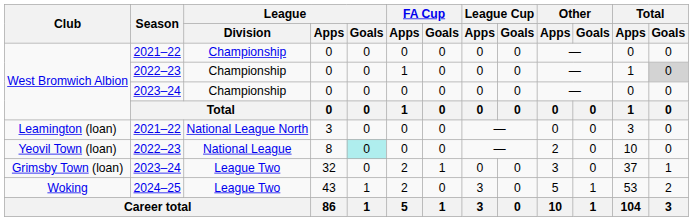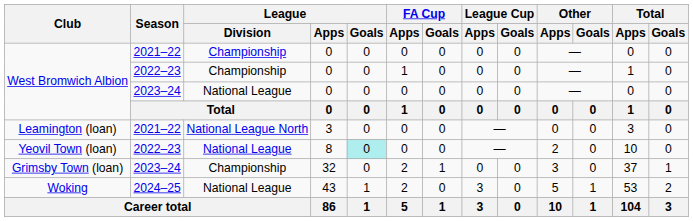(668, 71) lightgrey background -> (668, 71) no background
(247, 91) Championship -> (247, 91) National League
(247, 168) League Two -> (247, 168) Championship
(247, 187) League Two -> (247, 187) National League
